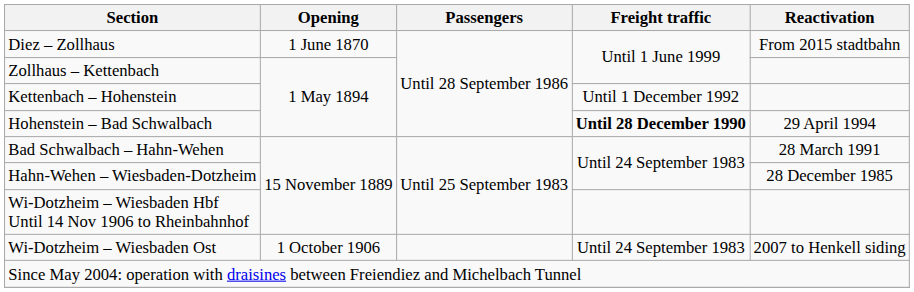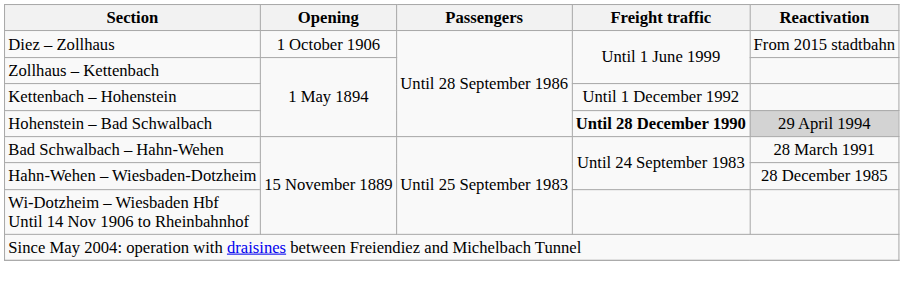(328, 44) 1 June 1870 -> (328, 44) 1 October 1906
(830, 123) no background -> (824, 123) lightgrey background
- row: (112, 247)
